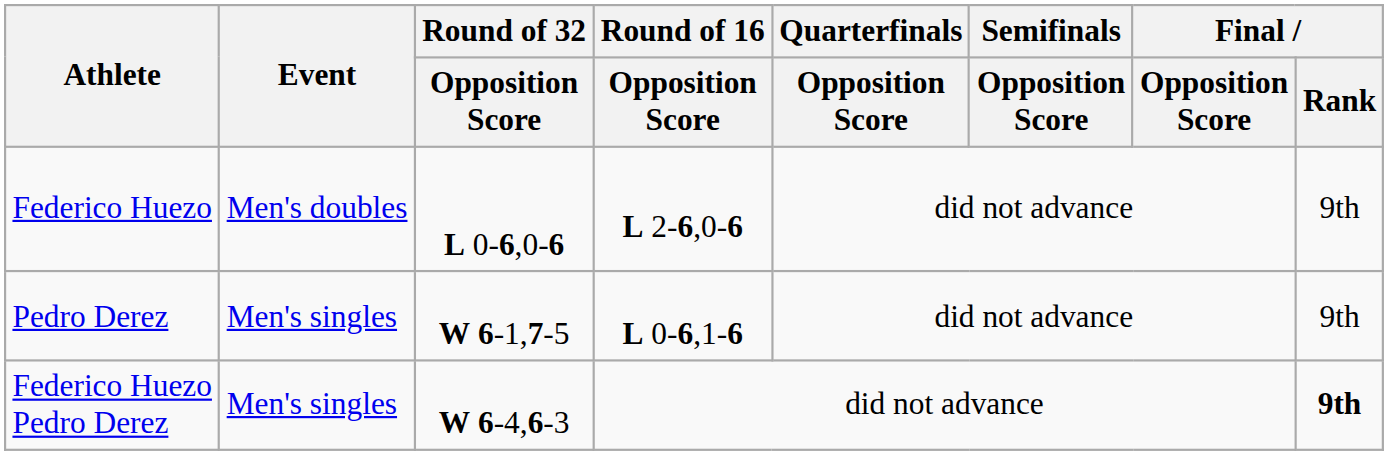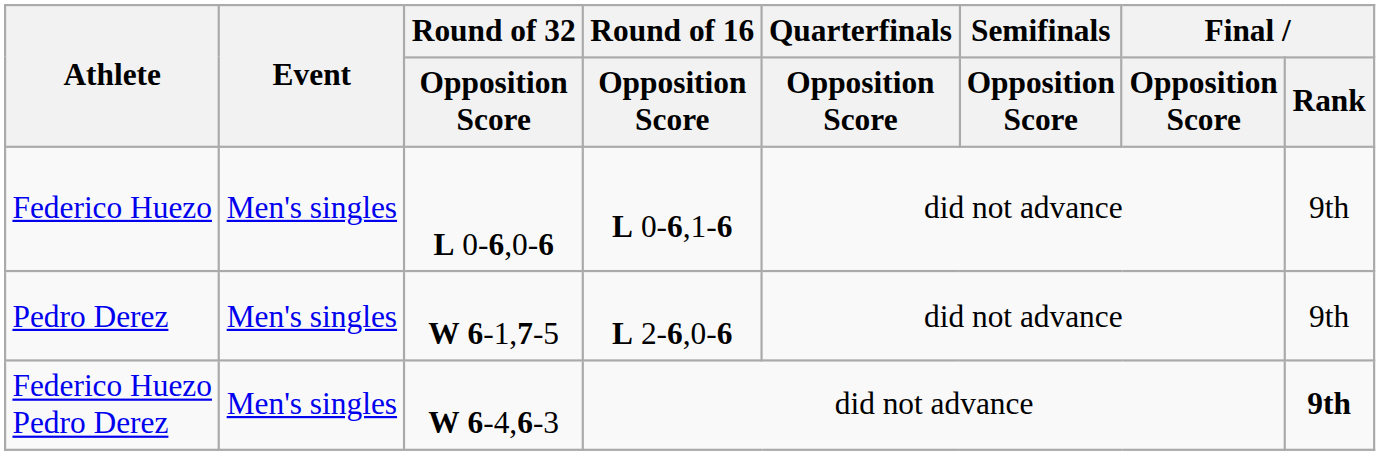(317, 208) Men's doubles -> (312, 208) Men's singles
(683, 226) L 2-6,0-6 -> (672, 226) L 0-6,1-6
(683, 334) L 0-6,1-6 -> (672, 334) L 2-6,0-6
